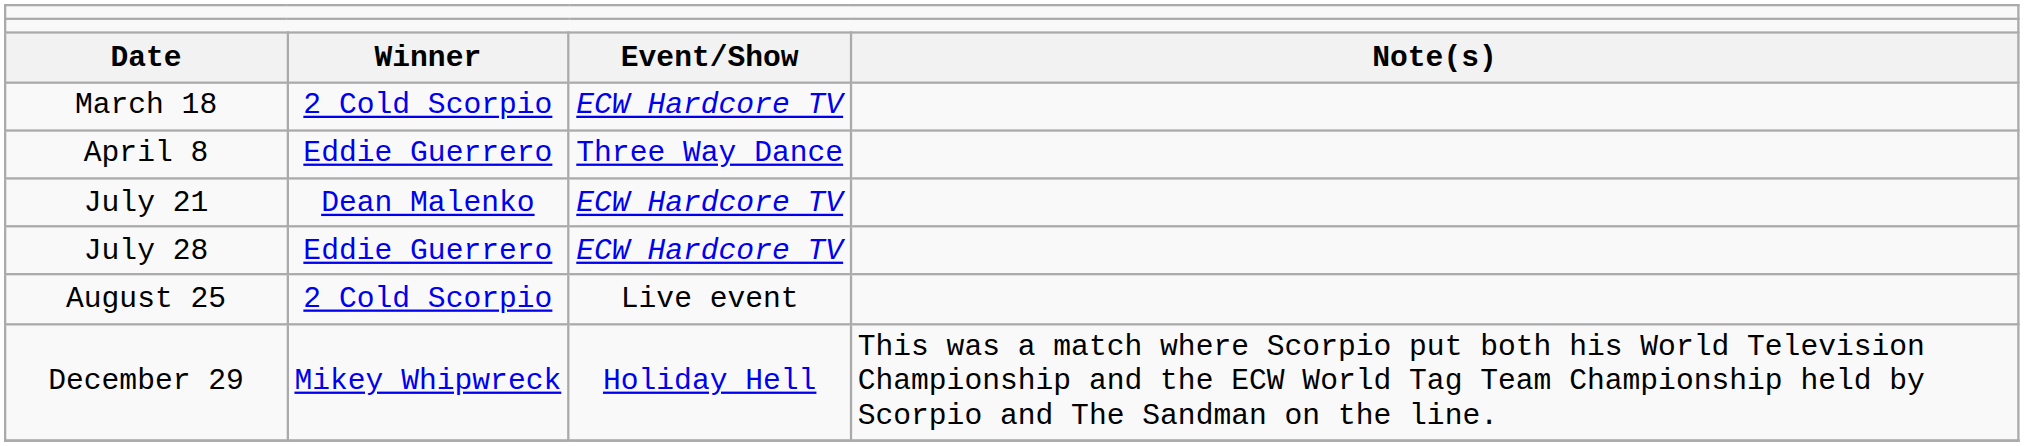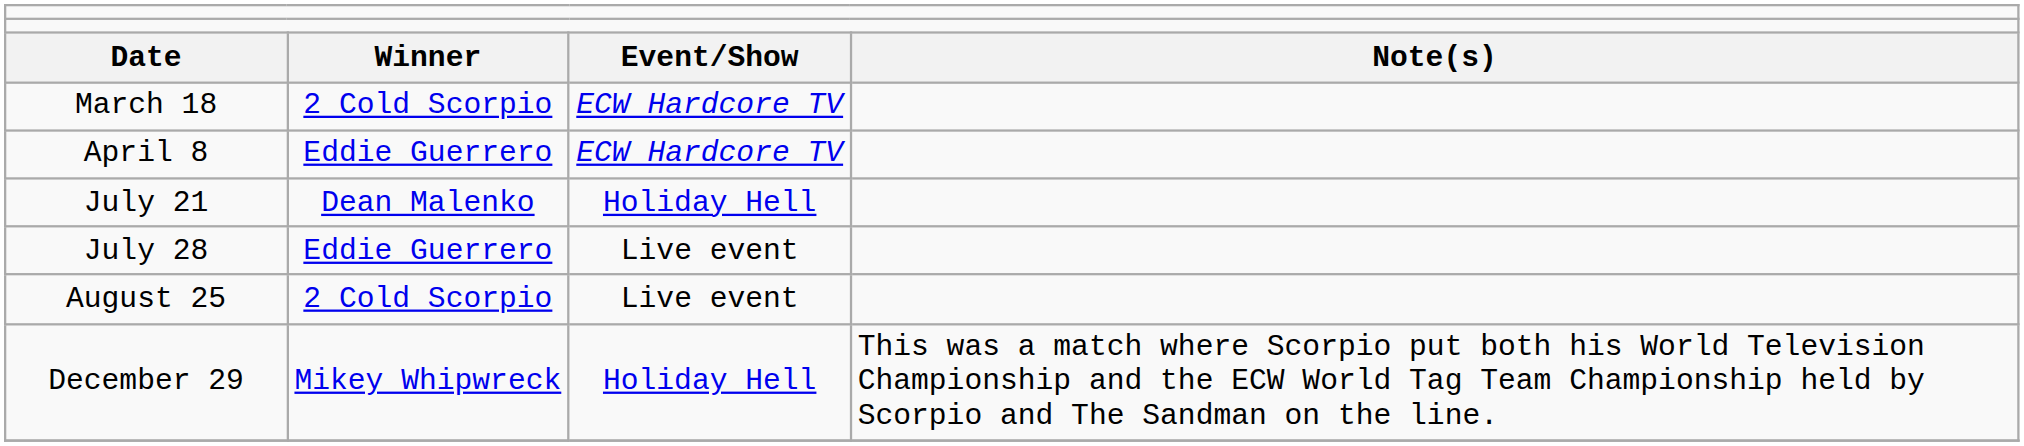(710, 154) Three Way Dance -> (710, 154) ECW Hardcore TV
(710, 202) ECW Hardcore TV -> (710, 202) Holiday Hell
(710, 251) ECW Hardcore TV -> (710, 251) Live event
